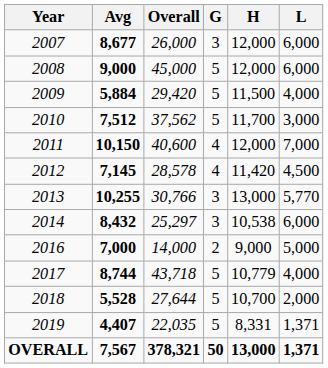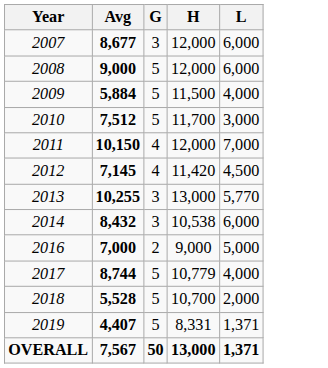- column: (174, 17)
